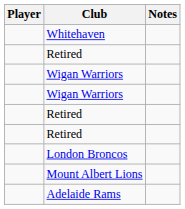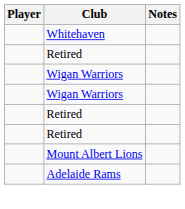- row: (24, 154)
